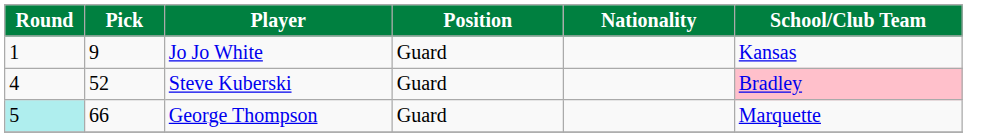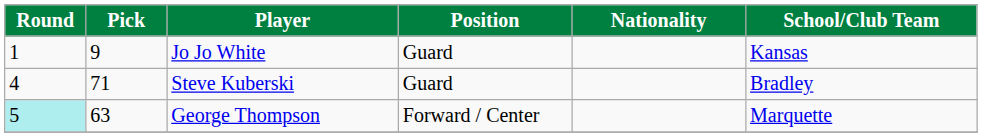(99, 83) 52 -> (100, 83) 71
(770, 83) pink background -> (782, 83) no background
(99, 115) 66 -> (100, 115) 63
(422, 115) Guard -> (471, 115) Forward / Center
